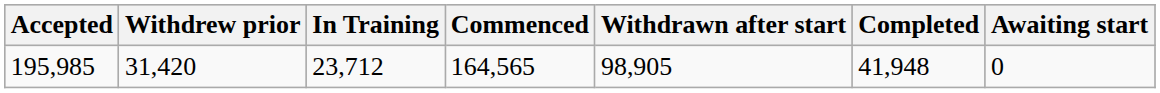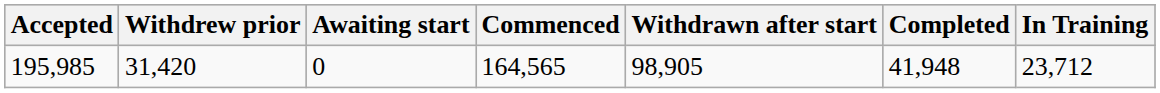columns swapped: (1070, 25) <-> (376, 25)
